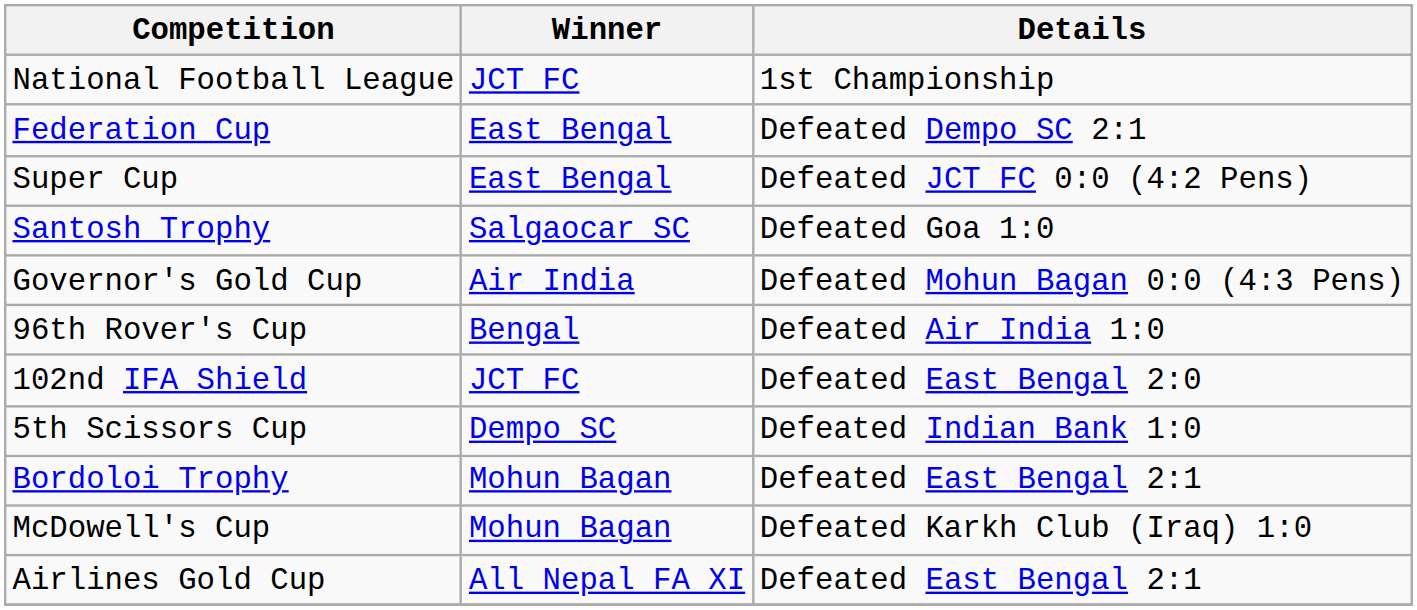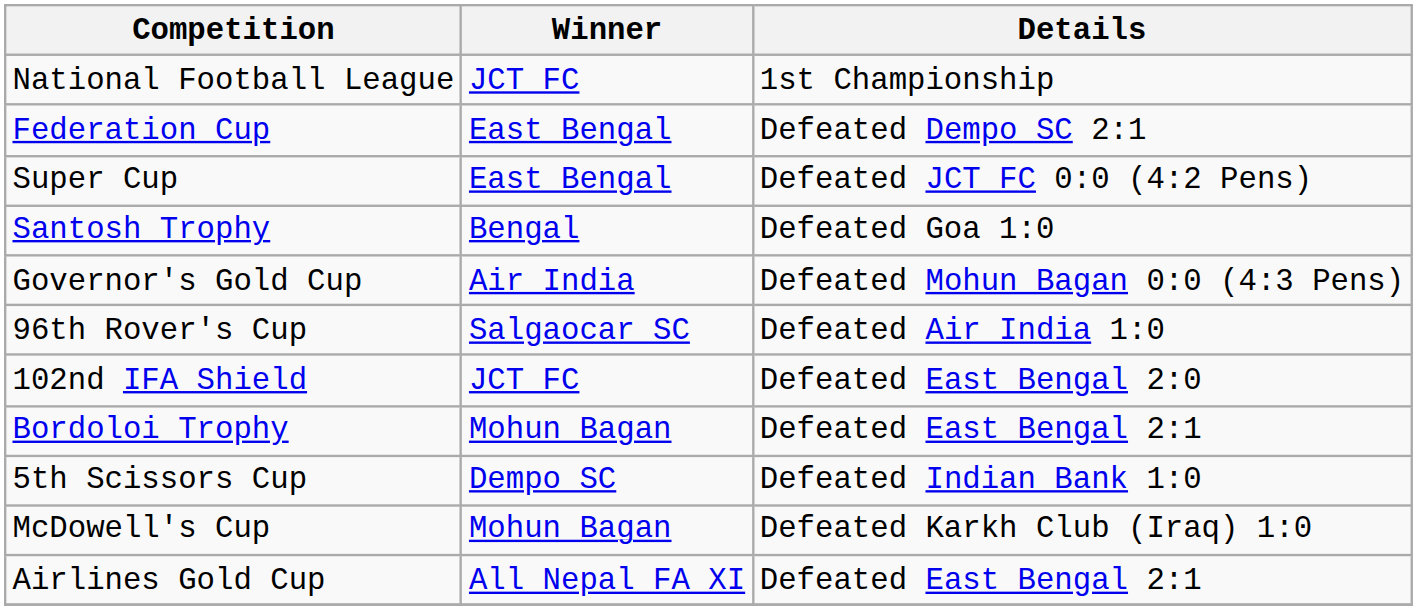(579, 230) Salgaocar SC -> (524, 230) Bengal
(524, 330) Bengal -> (579, 330) Salgaocar SC
rows swapped: (151, 480) <-> (160, 430)
